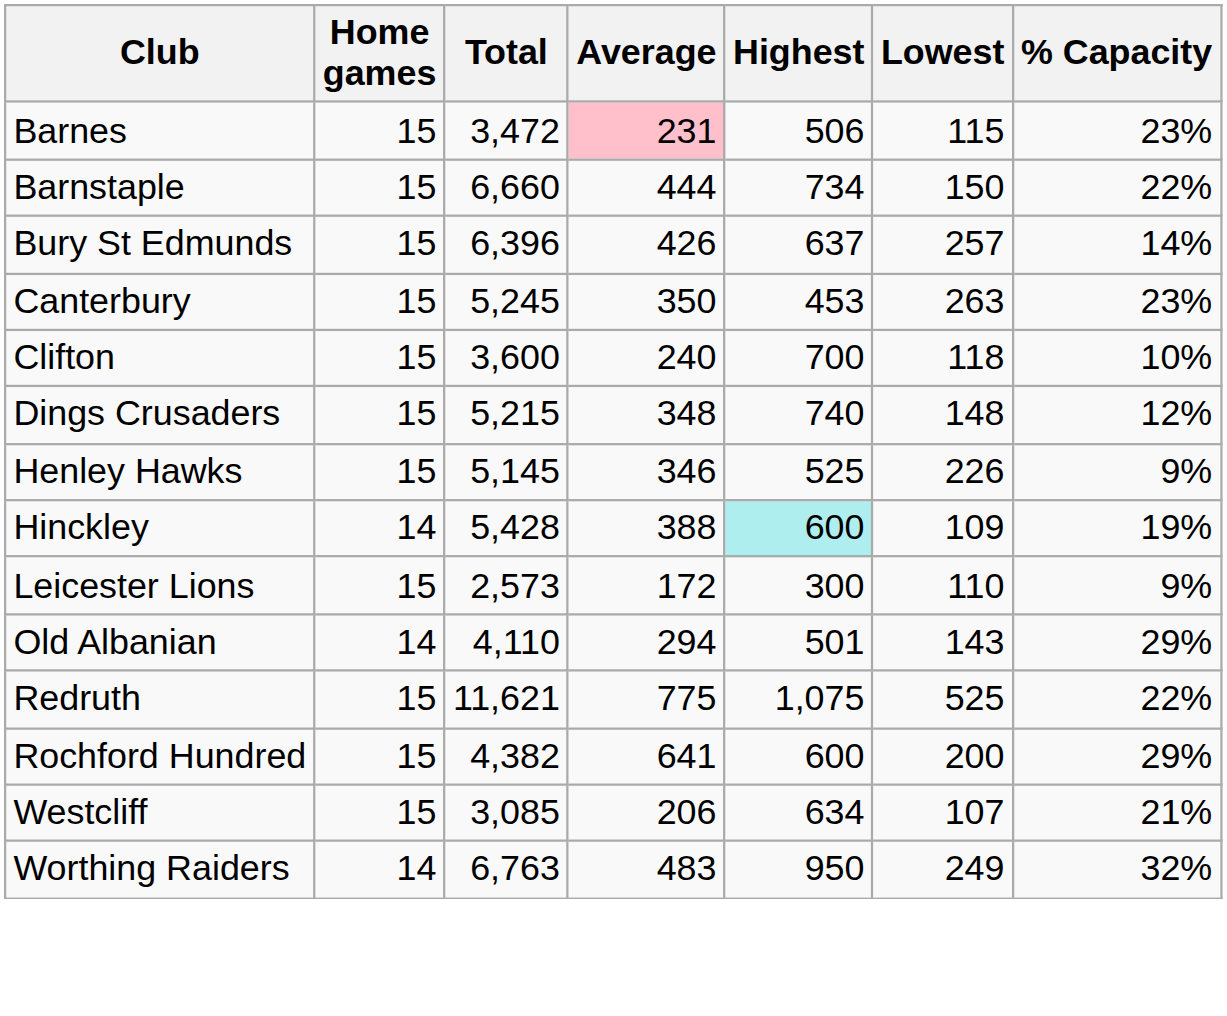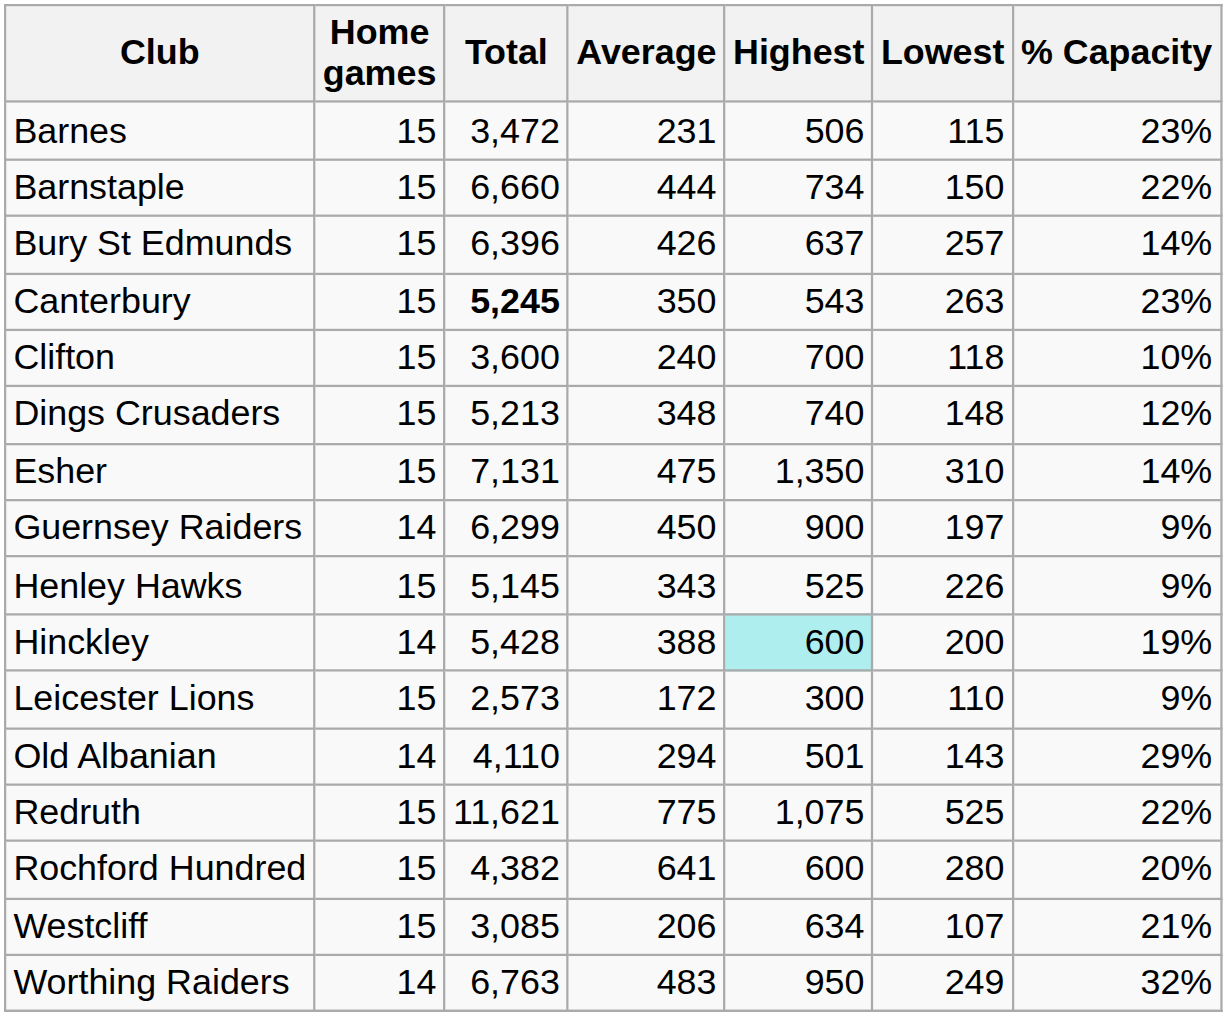(687, 130) pink background -> (687, 130) no background
(515, 300) normal -> (515, 300) bold
(835, 300) 453 -> (835, 300) 543
(515, 414) 5,215 -> (515, 414) 5,213
+ row: (60, 471)
+ row: (158, 527)
(687, 471) 346 -> (687, 584) 343
(975, 527) 109 -> (975, 641) 200
(975, 755) 200 -> (975, 868) 280
(1176, 755) 29% -> (1176, 868) 20%
